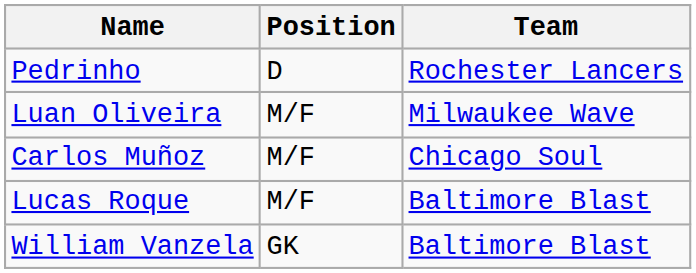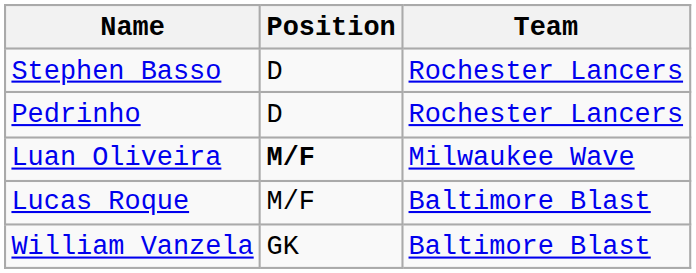+ row: (116, 71)
(291, 115) normal -> (291, 159) bold
- row: (108, 159)
